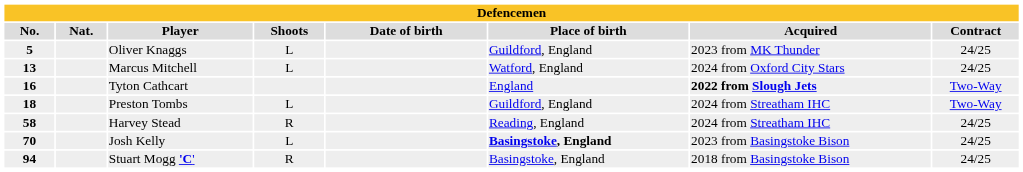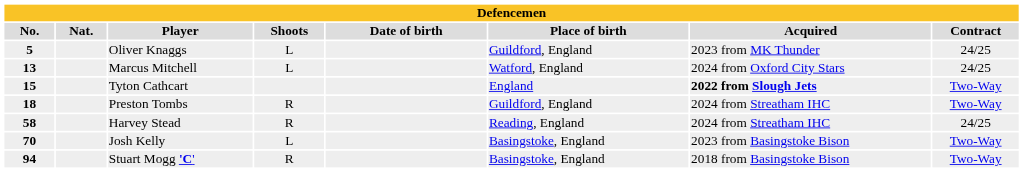(29, 86) 16 -> (29, 86) 15
(289, 104) L -> (289, 104) R
(550, 140) bold -> (547, 140) normal
(976, 140) 24/25 -> (976, 140) Two-Way
(976, 159) 24/25 -> (976, 159) Two-Way
